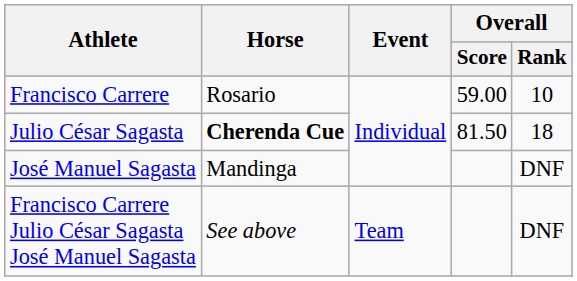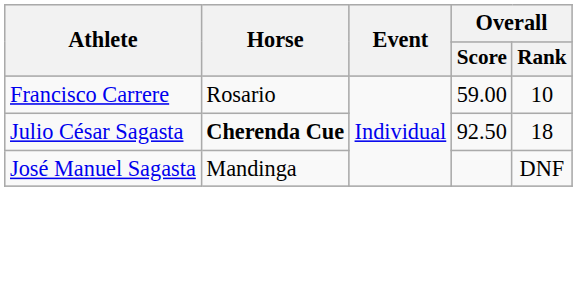(482, 131) 81.50 -> (482, 131) 92.50
- row: (103, 231)
